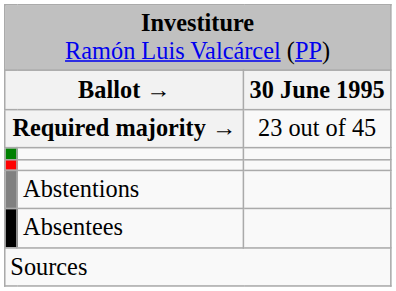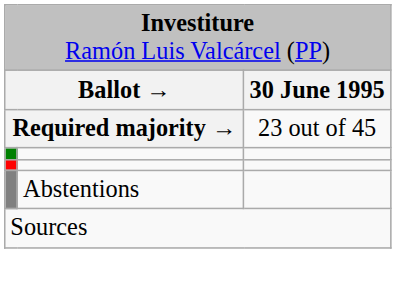- row: (11, 228)
